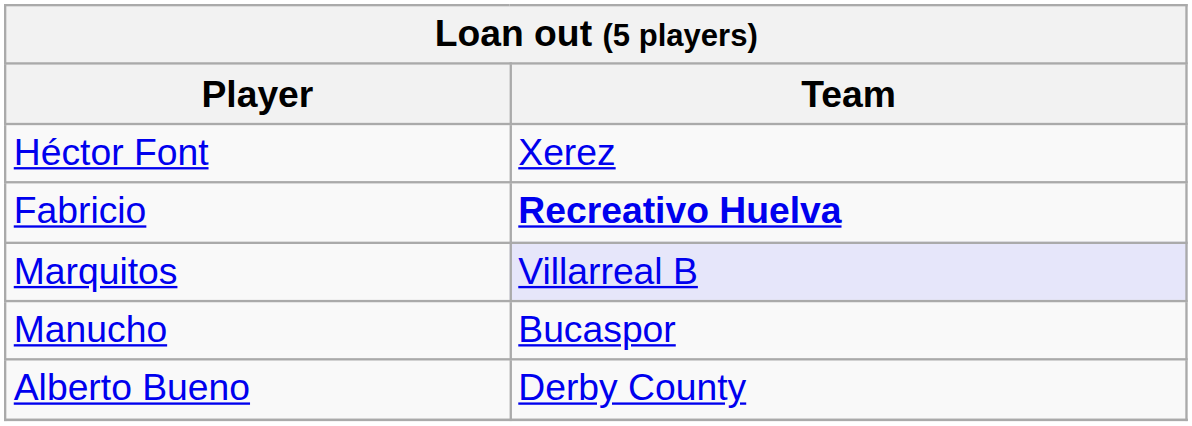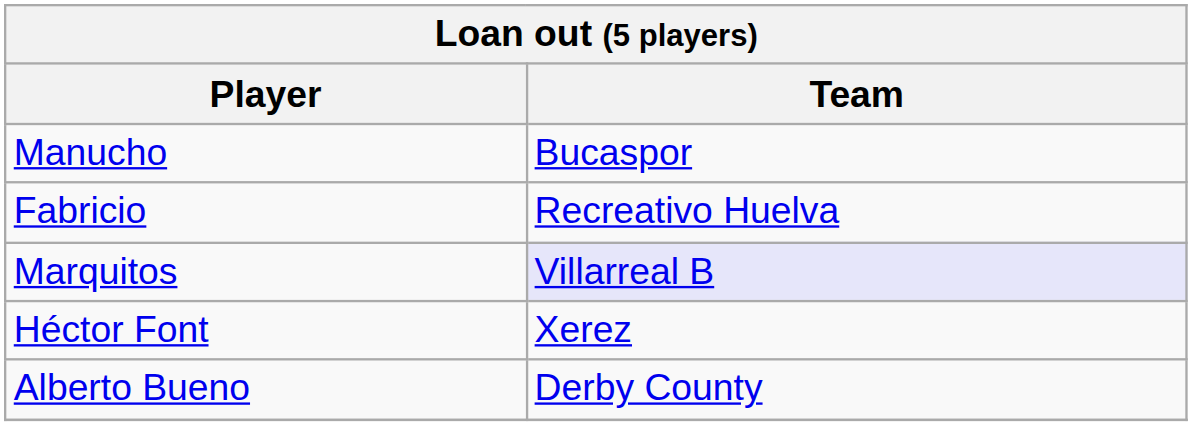rows swapped: (90, 329) <-> (111, 152)
(680, 211) bold -> (687, 211) normal
